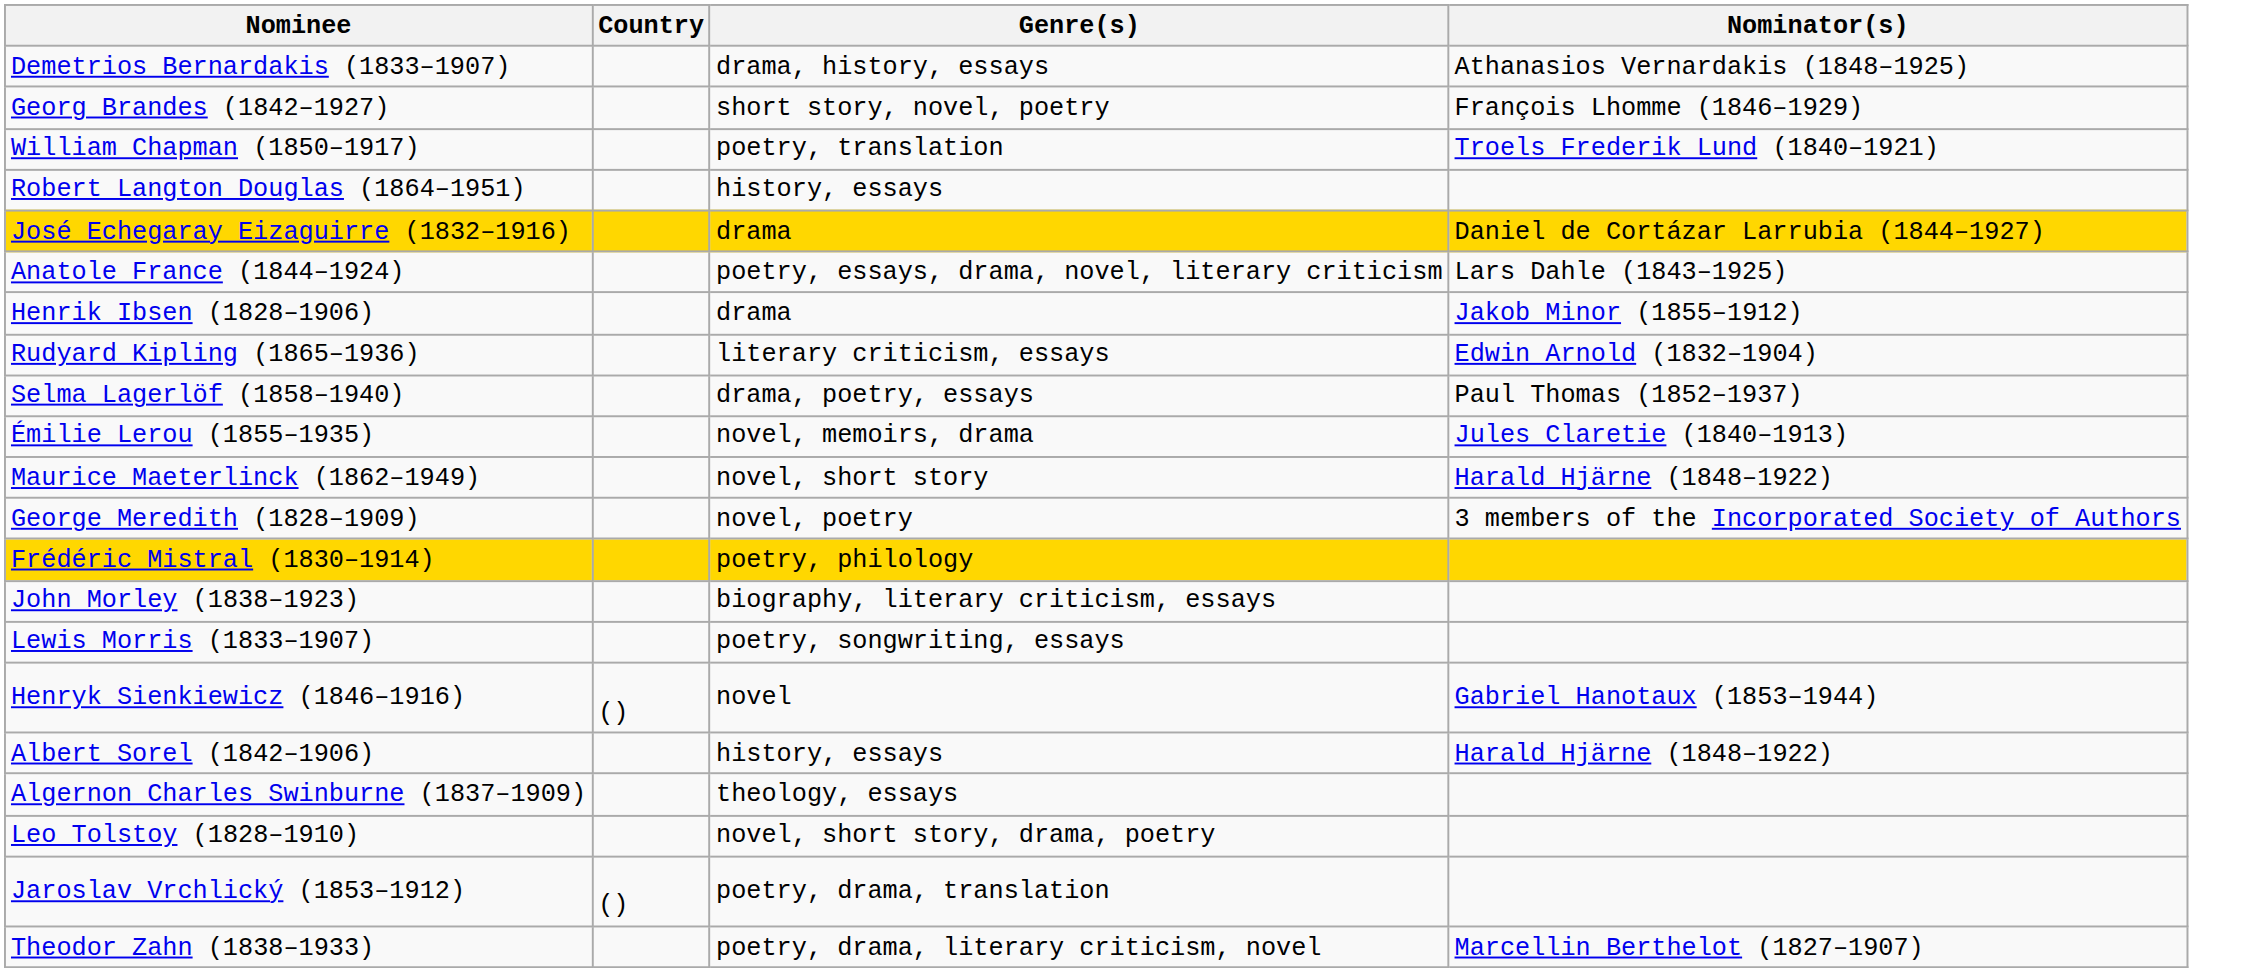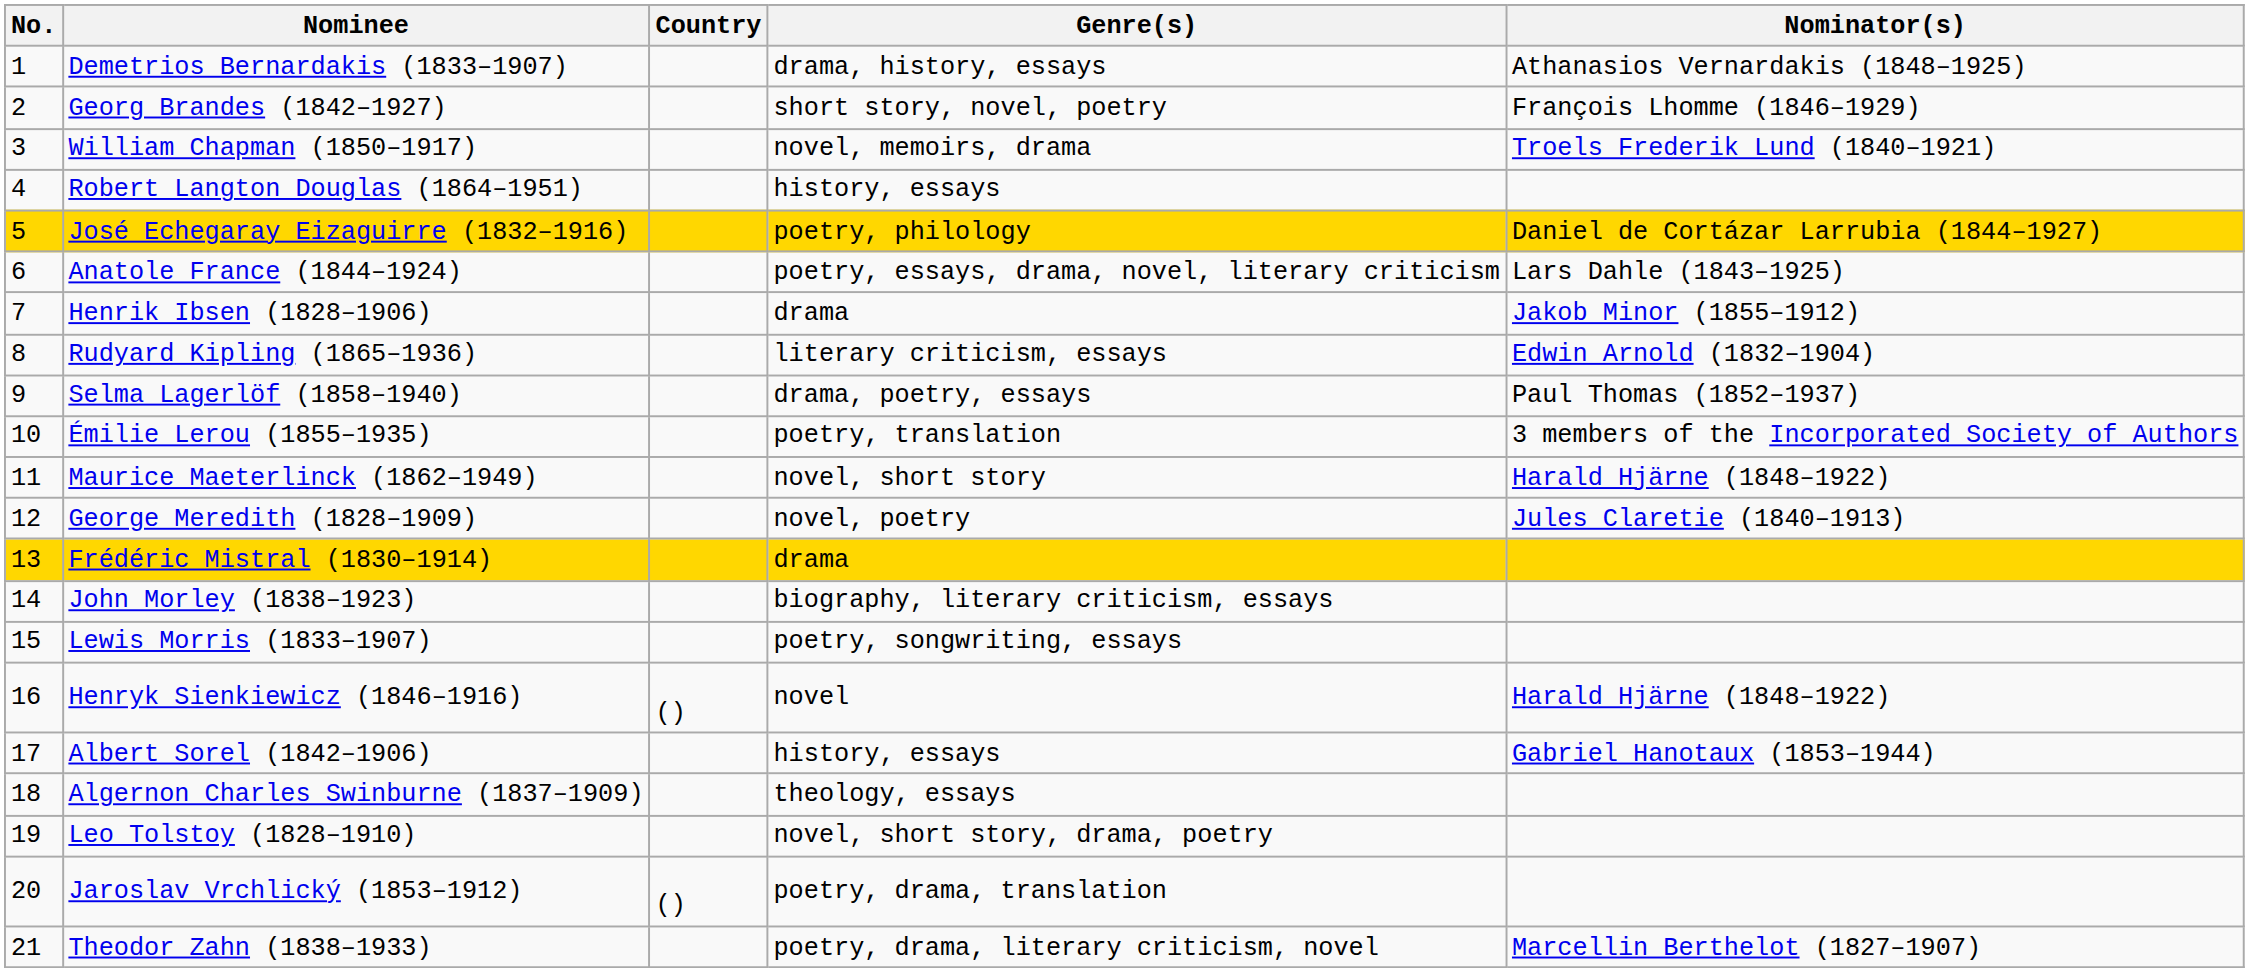+ column: (34, 26)
(860, 149) poetry, translation -> (932, 149) novel, memoirs, drama
(754, 231) drama -> (902, 231) poetry, philology
(875, 437) novel, memoirs, drama -> (917, 437) poetry, translation
(1651, 437) Jules Claretie (1840–1913) -> (1875, 437) 3 members of the Incorporated Society of Authors
(1818, 519) 3 members of the Incorporated Society of Authors -> (1709, 519) Jules Claretie (1840–1913)
(845, 560) poetry, philology -> (811, 560) drama
(1666, 698) Gabriel Hanotaux (1853–1944) -> (1701, 698) Harald Hjärne (1848–1922)
(1644, 753) Harald Hjärne (1848–1922) -> (1724, 753) Gabriel Hanotaux (1853–1944)
